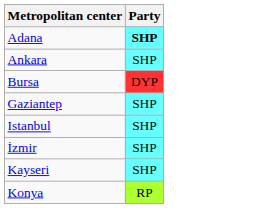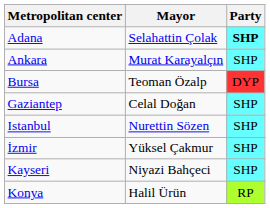+ column: (176, 15)
